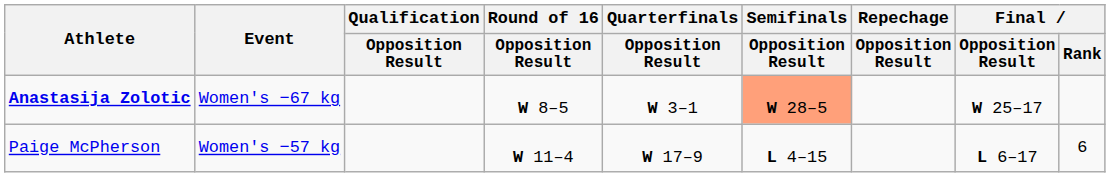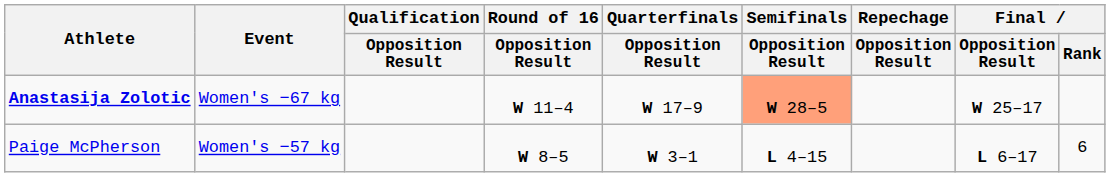(543, 109) W 8–5 -> (543, 109) W 11–4
(673, 109) W 3–1 -> (673, 109) W 17–9
(543, 158) W 11–4 -> (543, 158) W 8–5
(673, 158) W 17–9 -> (673, 158) W 3–1
